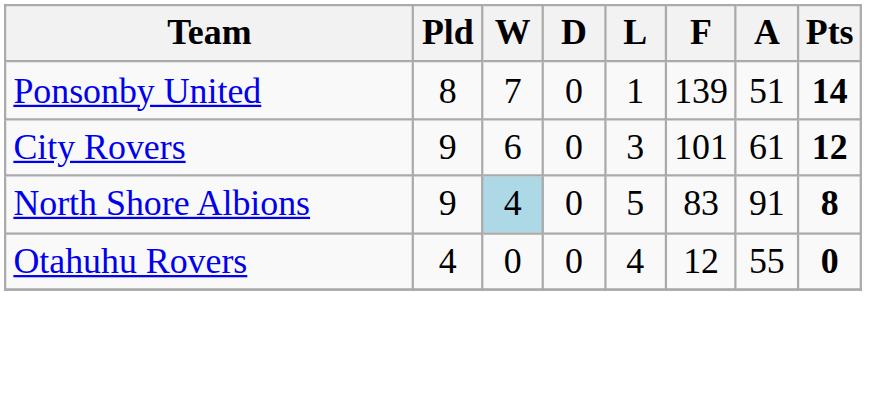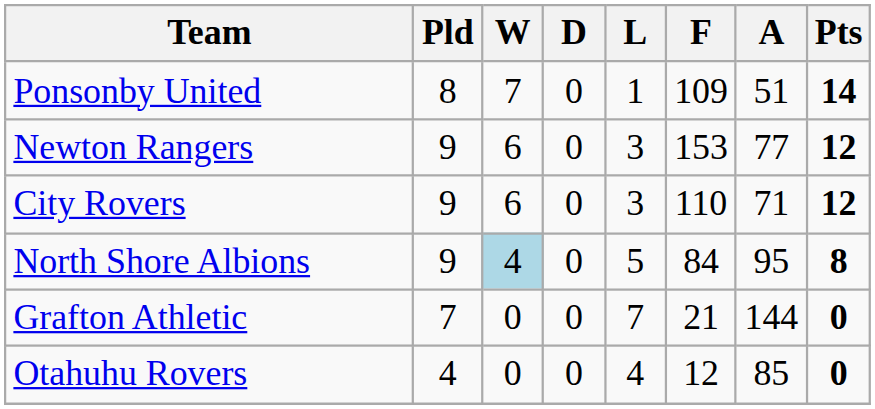(701, 89) 139 -> (701, 89) 109
+ row: (133, 146)
(701, 146) 101 -> (701, 203) 110
(767, 146) 61 -> (771, 203) 71
(701, 203) 83 -> (701, 260) 84
(767, 203) 91 -> (771, 260) 95
+ row: (130, 317)
(767, 260) 55 -> (771, 373) 85
